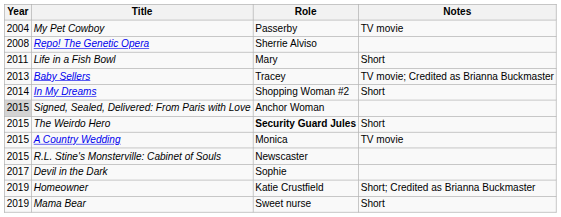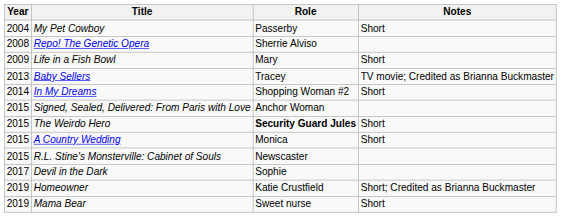(382, 28) TV movie -> (373, 28) Short
(17, 60) 2011 -> (18, 60) 2009
(18, 108) lightgrey background -> (18, 108) no background
(382, 140) TV movie -> (373, 140) Short
